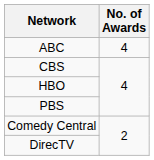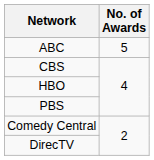(124, 47) 4 -> (124, 47) 5
